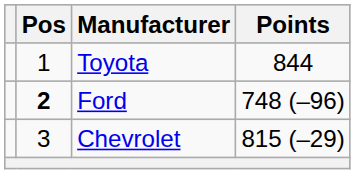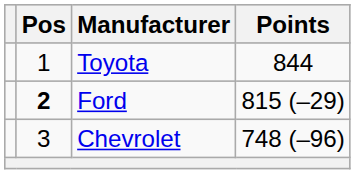(293, 101) 748 (–96) -> (293, 101) 815 (–29)
(293, 139) 815 (–29) -> (293, 139) 748 (–96)
